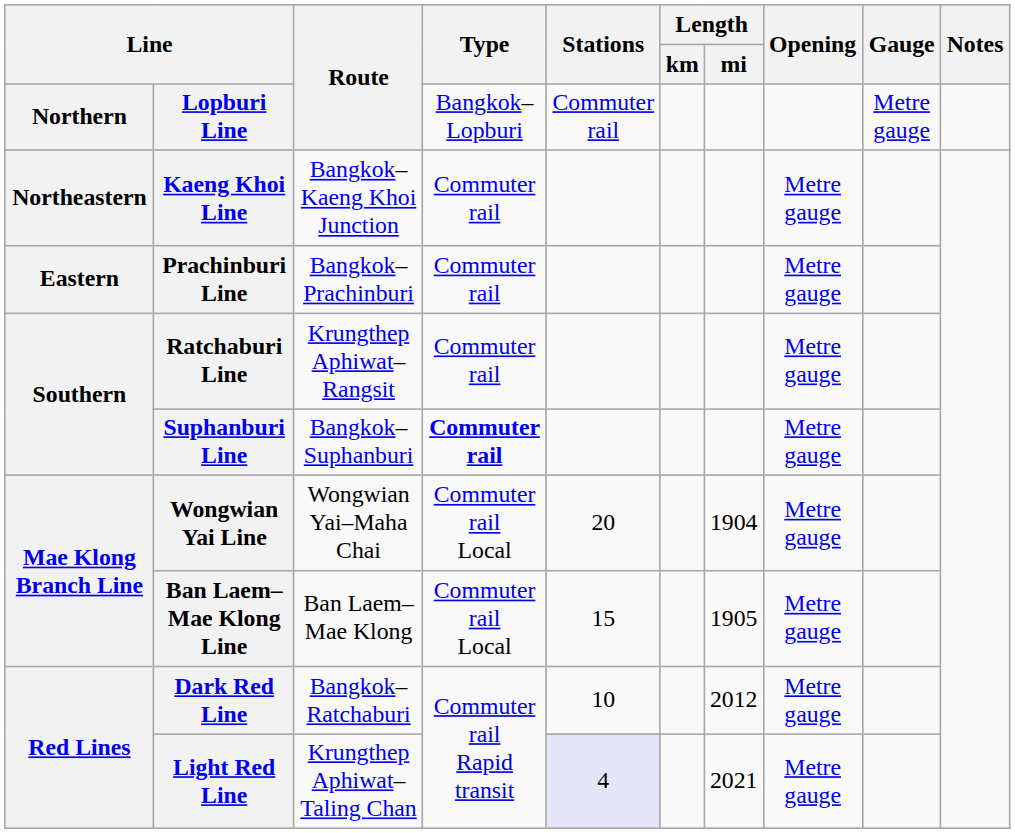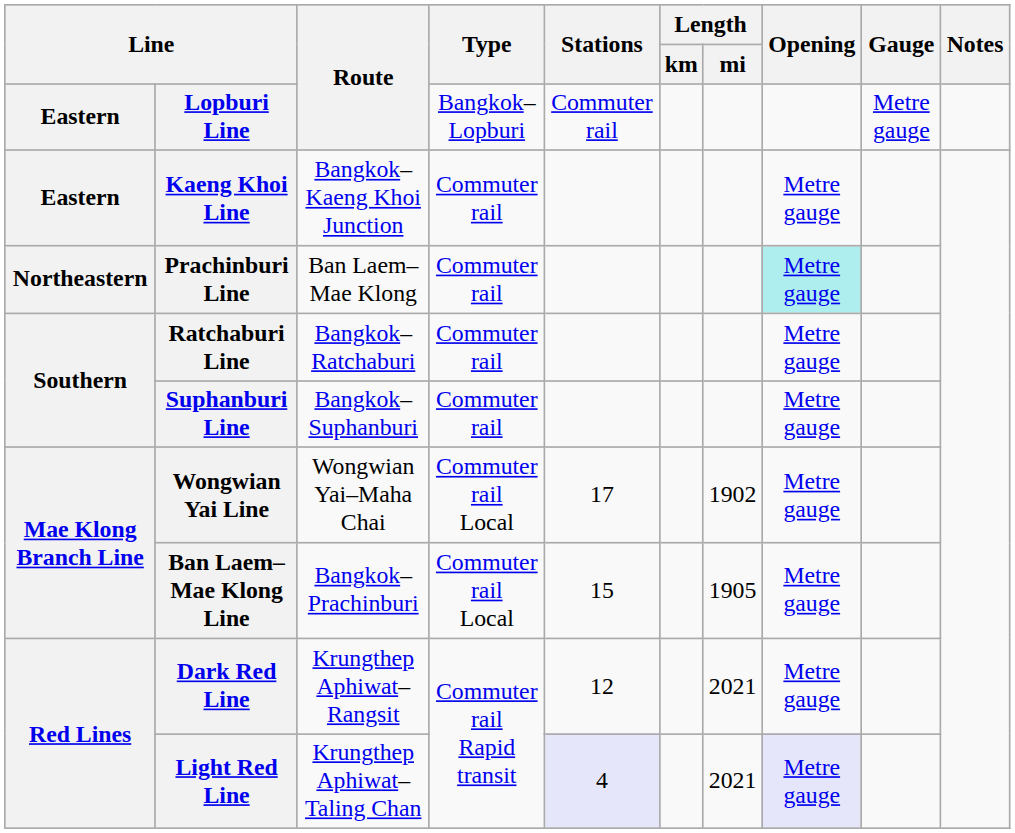(79, 116) Northern -> (80, 116) Eastern
(79, 198) Northeastern -> (80, 198) Eastern
(79, 279) Eastern -> (80, 279) Northeastern
(359, 279) Bangkok–Prachinburi -> (363, 279) Ban Laem–Mae Klong
(813, 279) no background -> (812, 279) paleturquoise background
(359, 360) Krungthep Aphiwat–Rangsit -> (363, 346) Bangkok–Ratchaburi
(485, 441) bold -> (487, 413) normal
(603, 523) 20 -> (602, 495) 17
(734, 523) 1904 -> (733, 495) 1902
(359, 618) Ban Laem–Mae Klong -> (363, 590) Bangkok–Prachinburi
(359, 699) Bangkok–Ratchaburi -> (363, 685) Krungthep Aphiwat–Rangsit
(603, 699) 10 -> (602, 685) 12
(734, 699) 2012 -> (733, 685) 2021
(813, 781) no background -> (812, 781) lavender background
